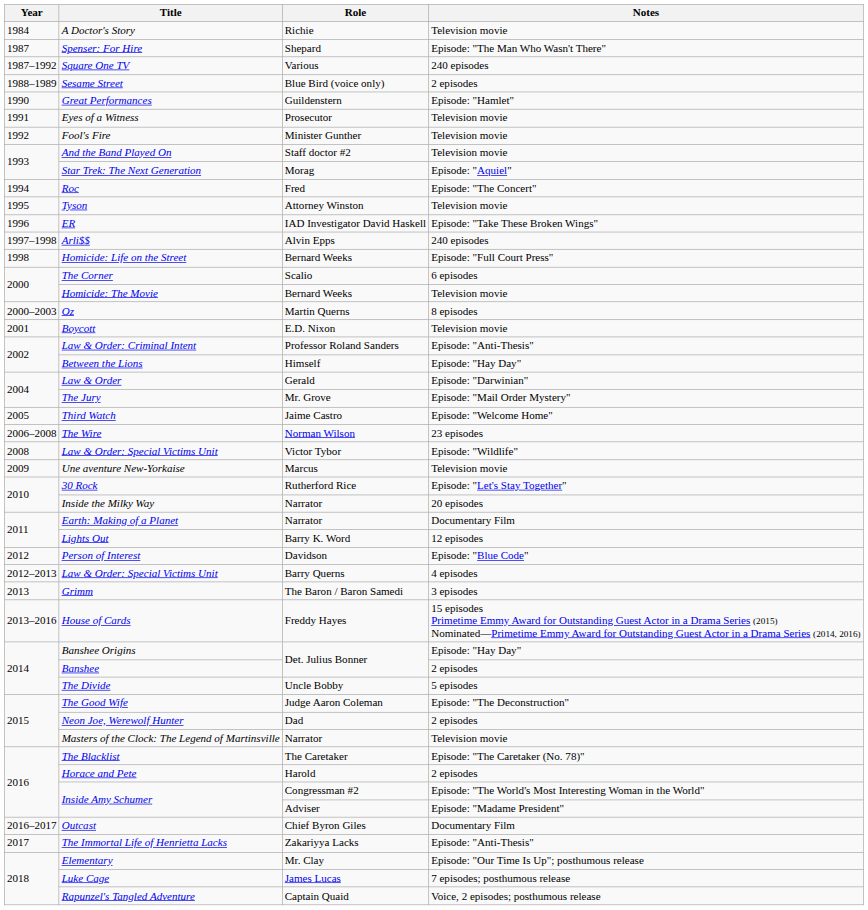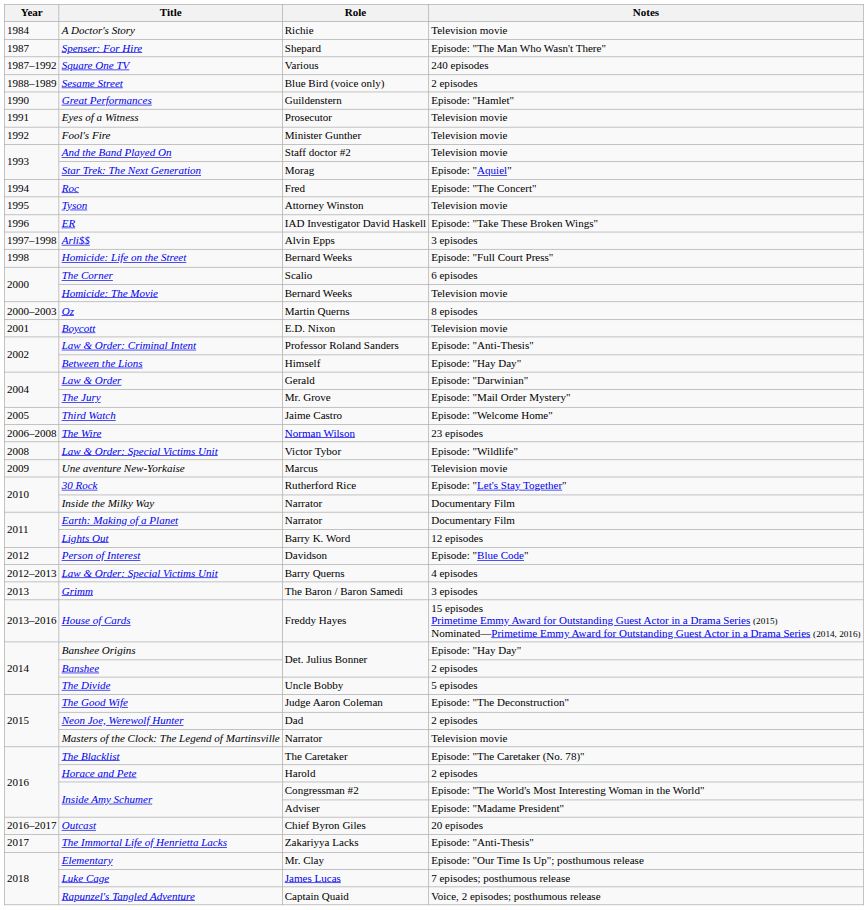(460, 240) 240 episodes -> (454, 240) 3 episodes
(457, 503) 20 episodes -> (473, 503) Documentary Film
(473, 825) Documentary Film -> (457, 825) 20 episodes
